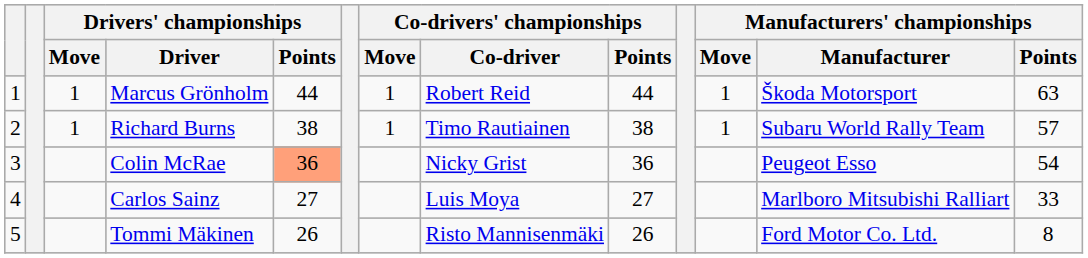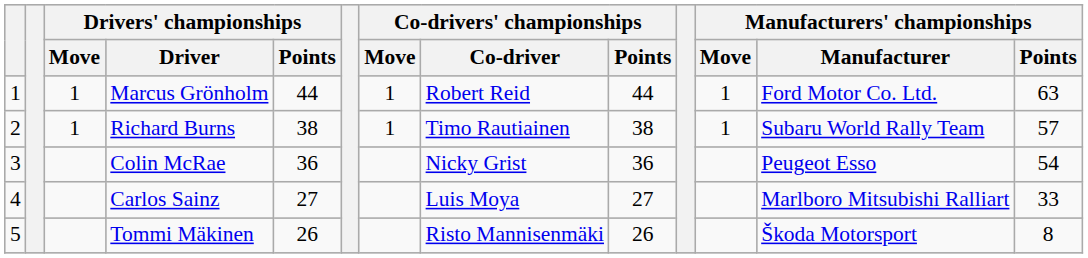(839, 92) Škoda Motorsport -> (849, 92) Ford Motor Co. Ltd.
(307, 163) lightsalmon background -> (307, 163) no background
(849, 234) Ford Motor Co. Ltd. -> (839, 234) Škoda Motorsport
